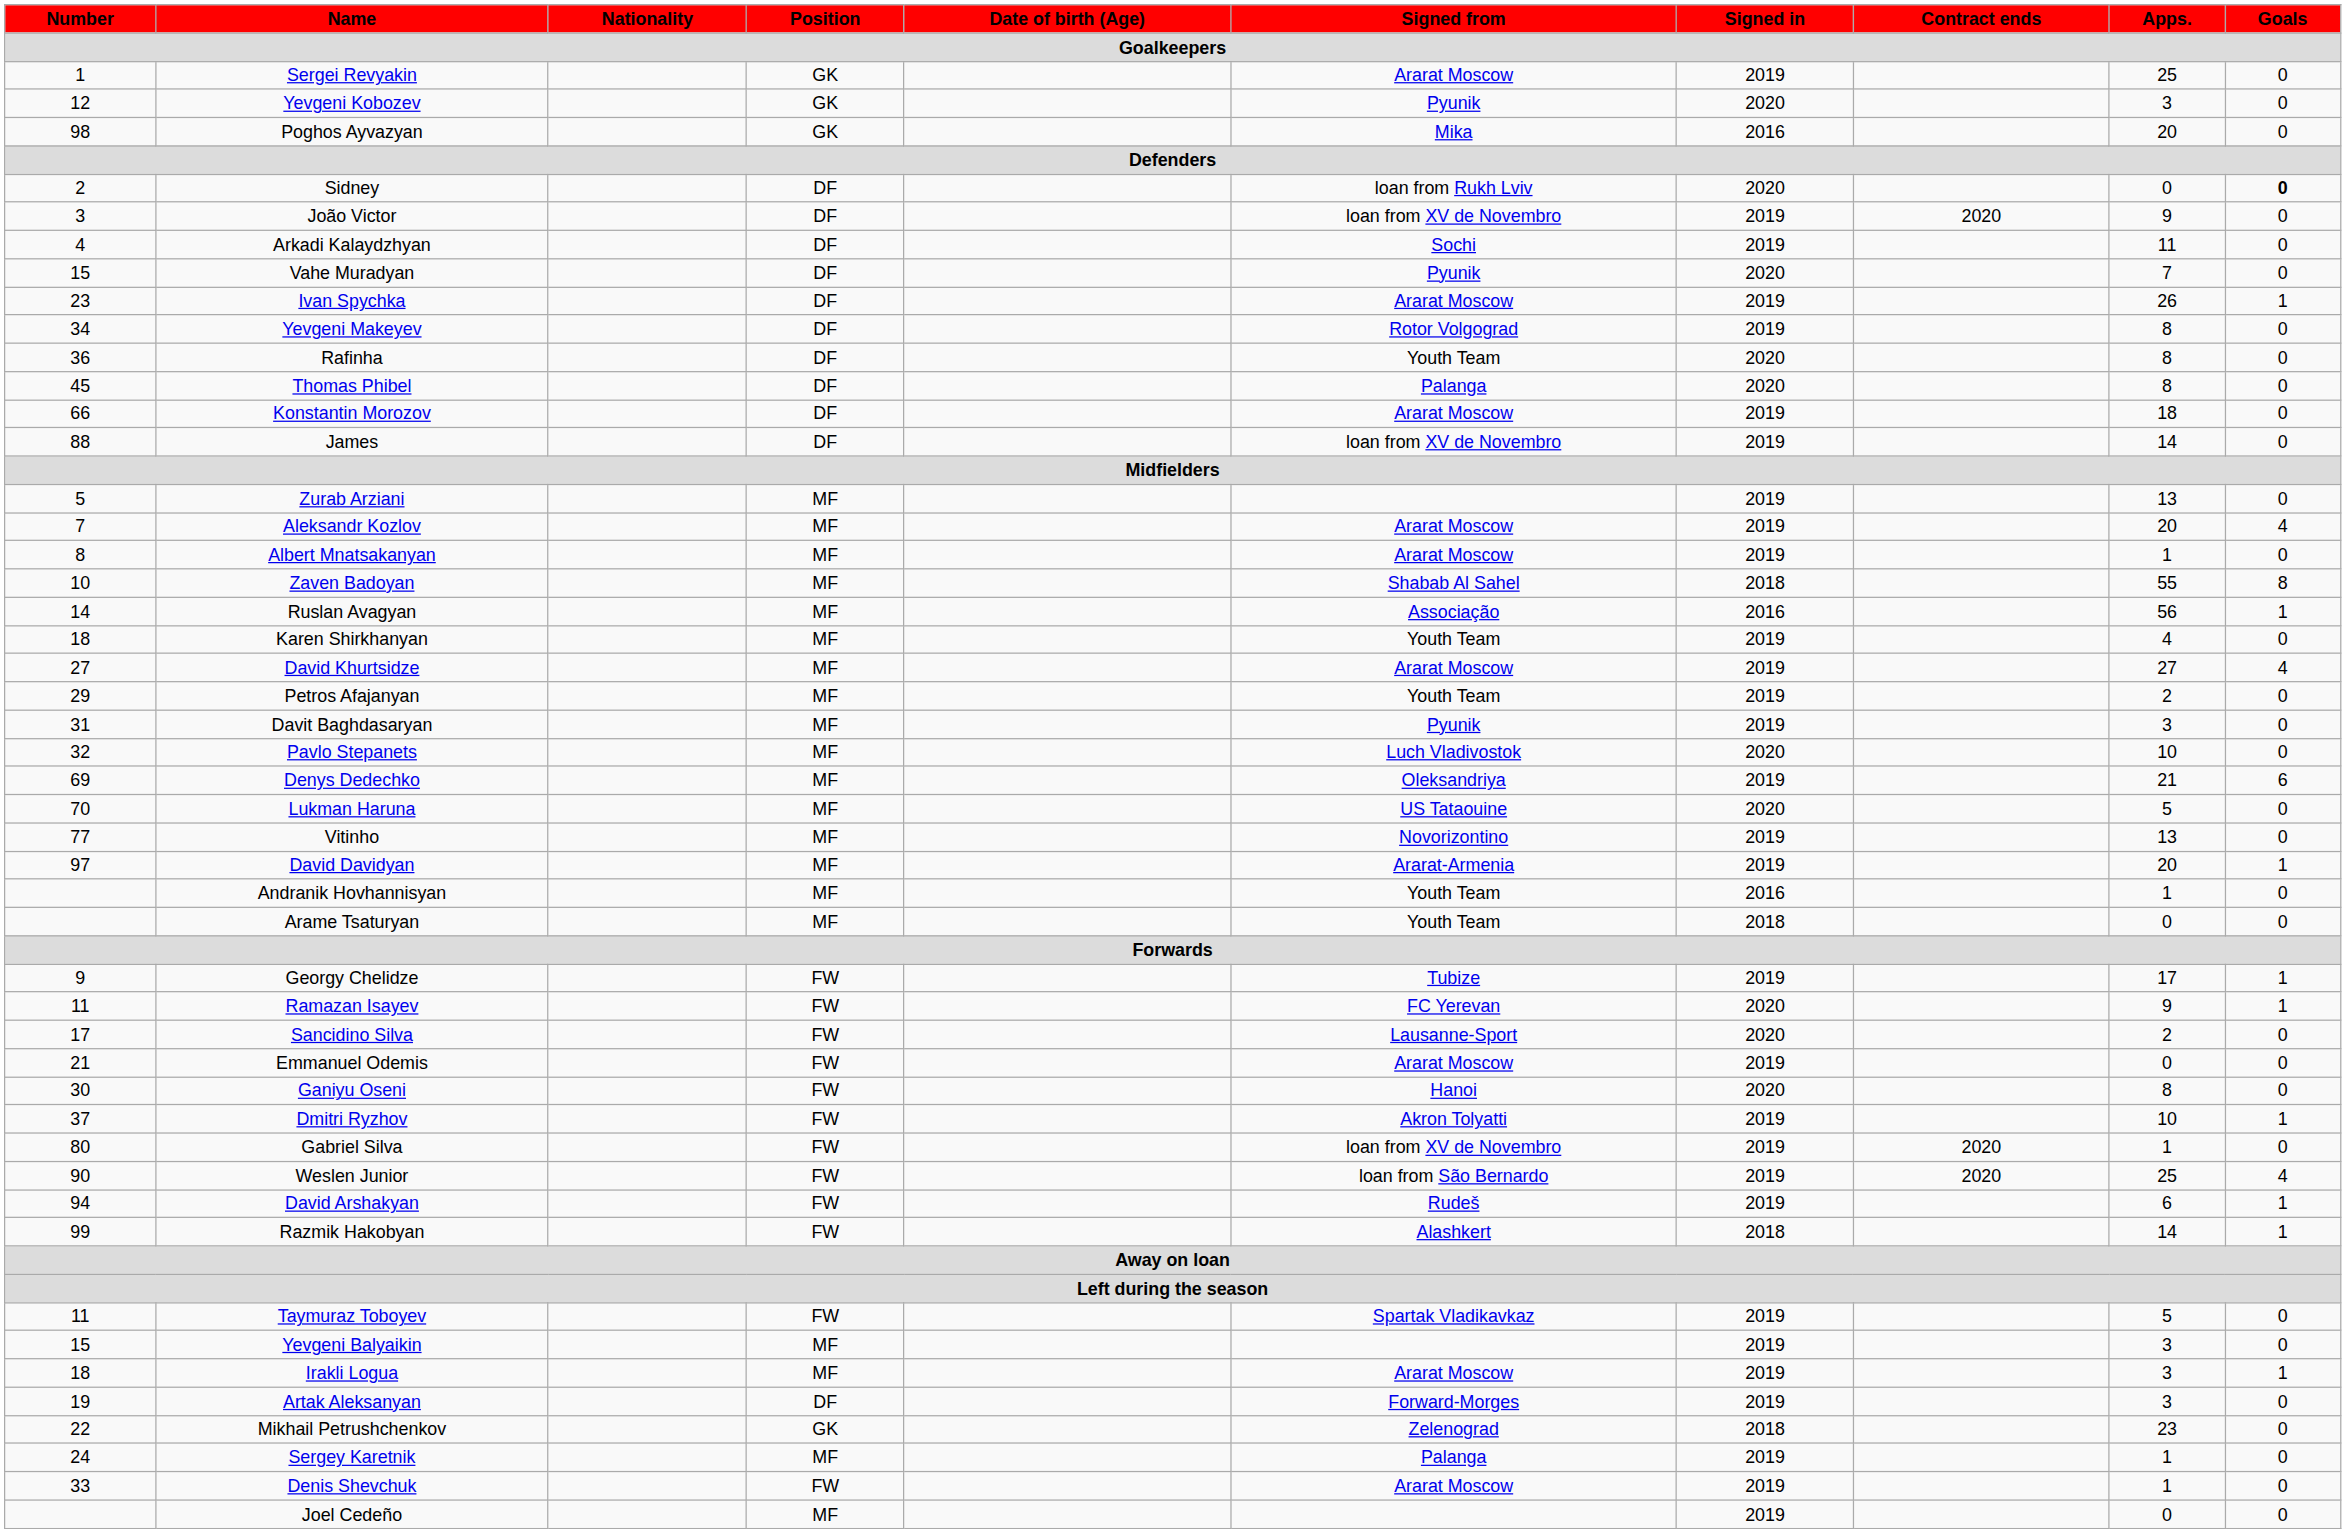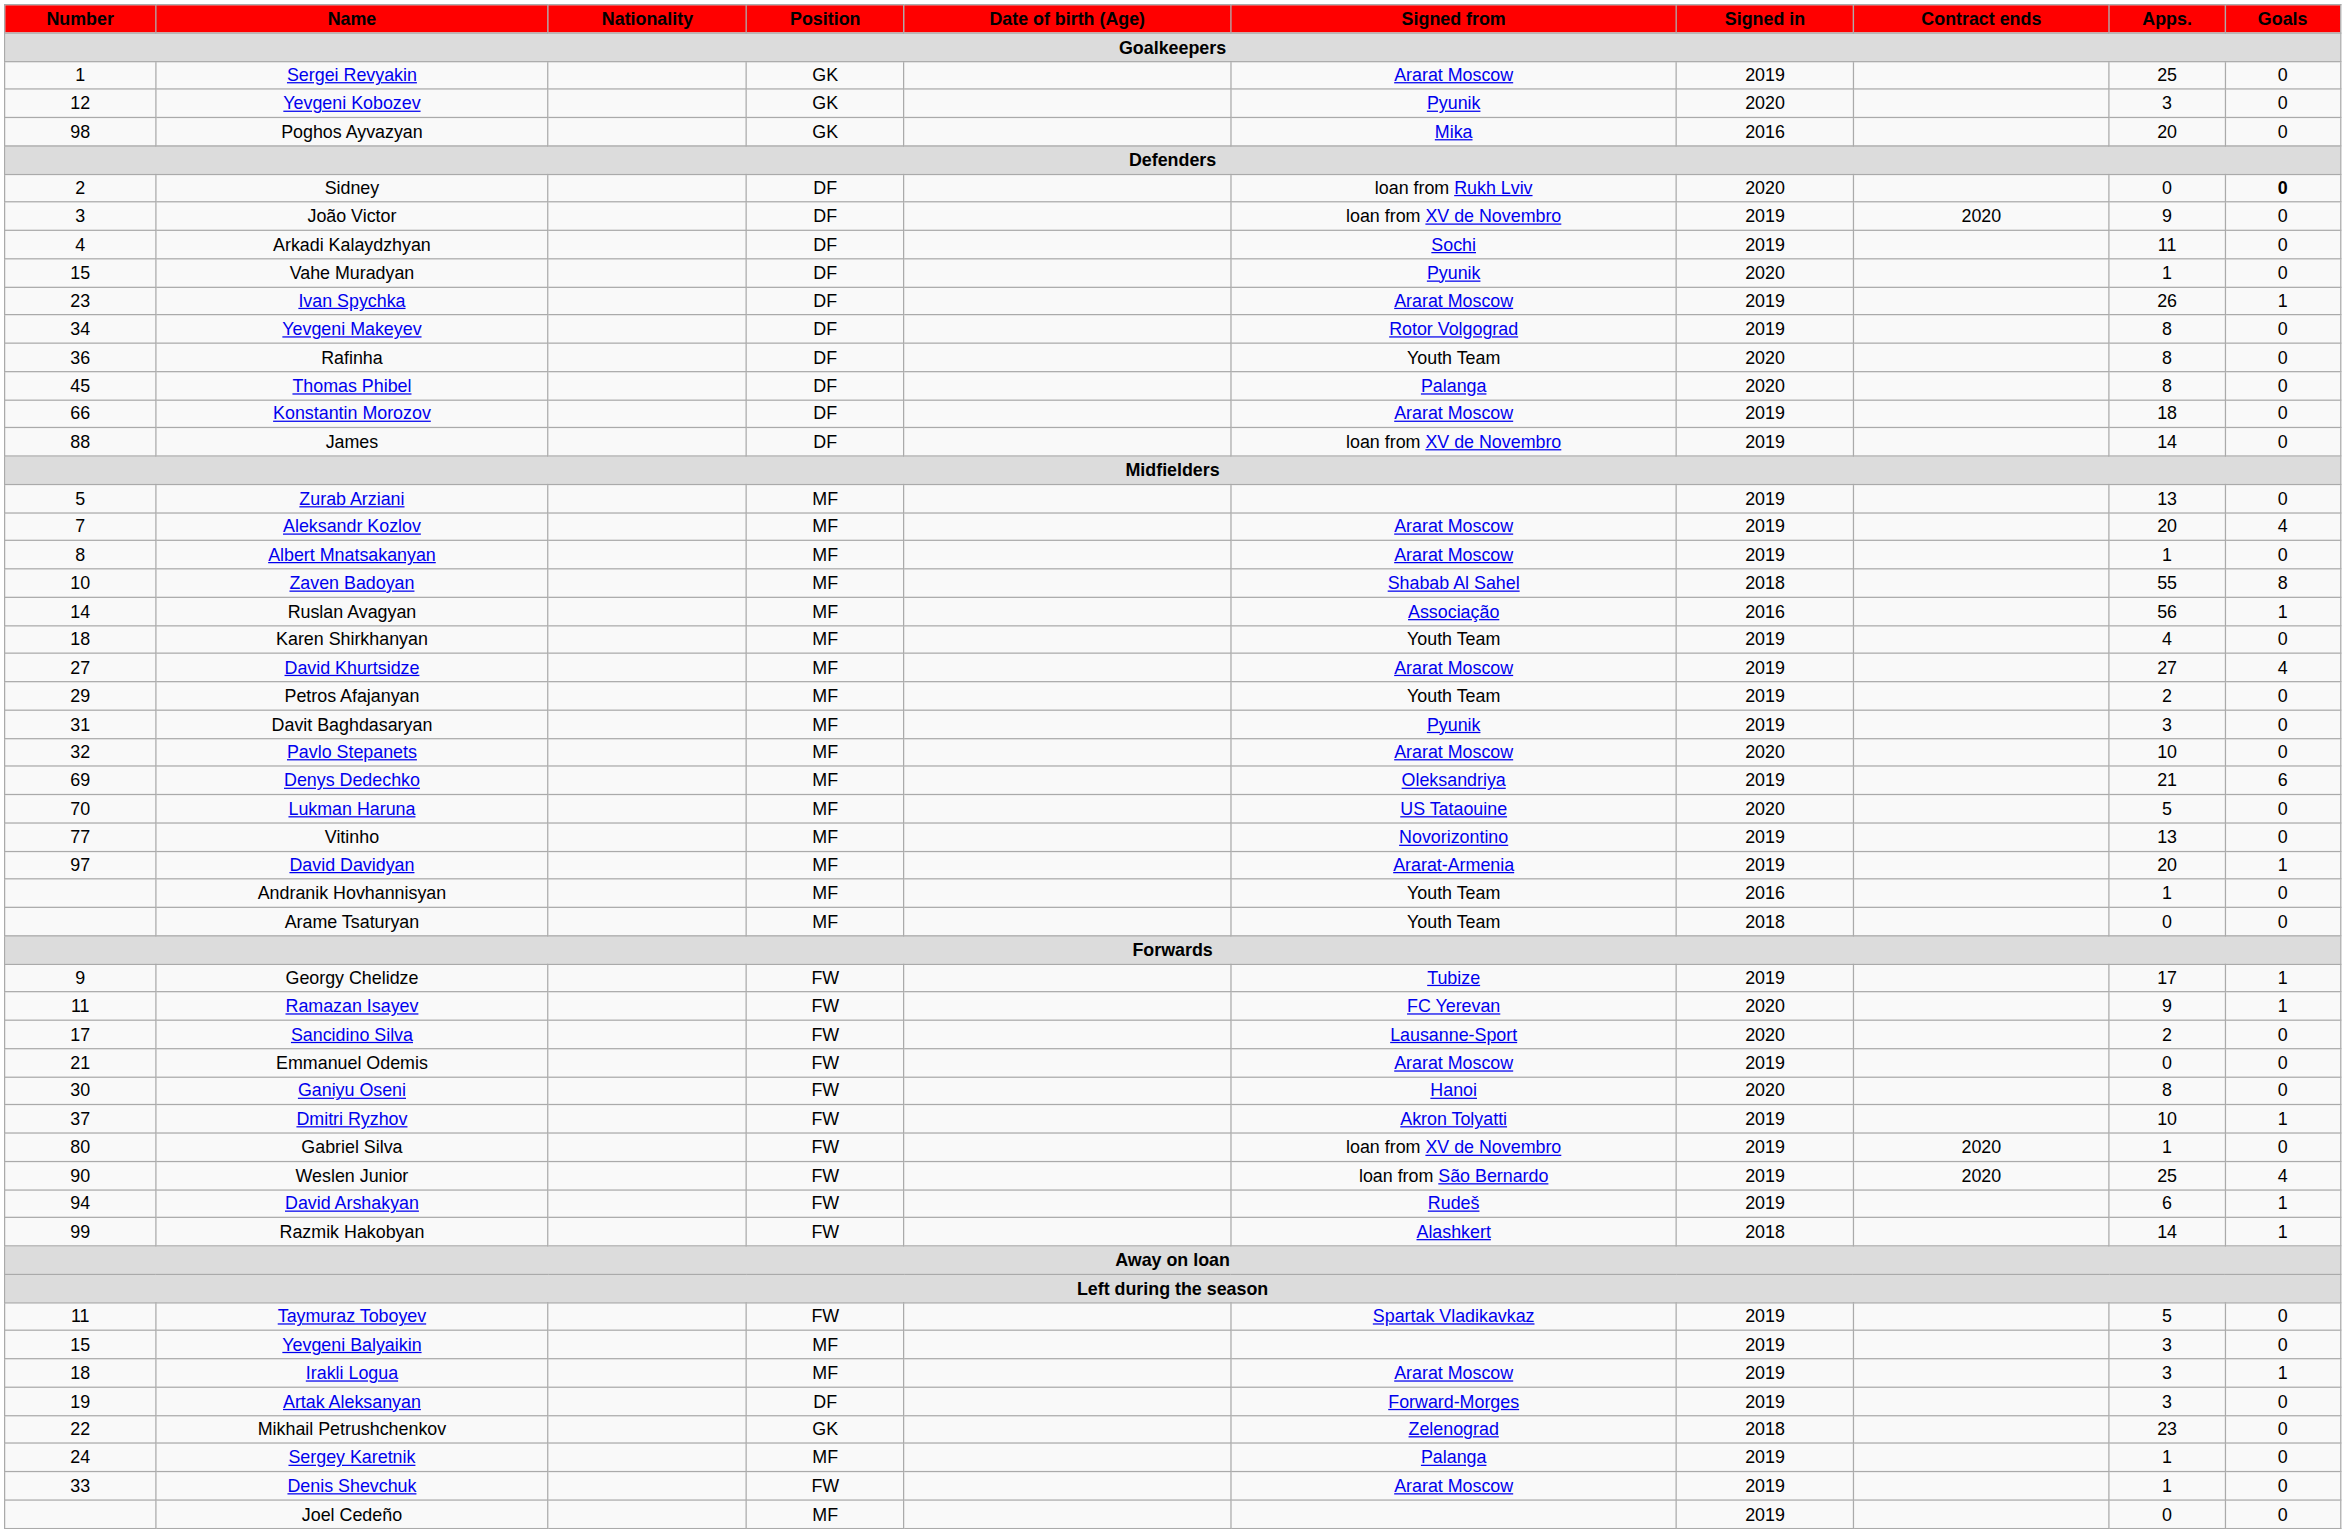(2167, 273) 7 -> (2167, 273) 1
(1454, 753) Luch Vladivostok -> (1454, 753) Ararat Moscow
